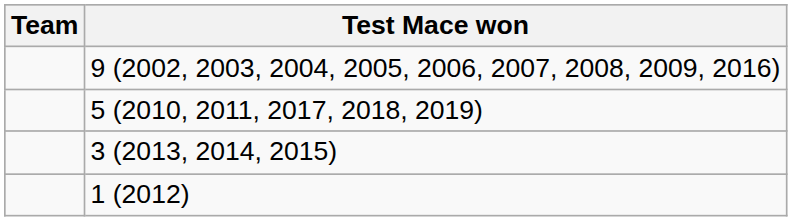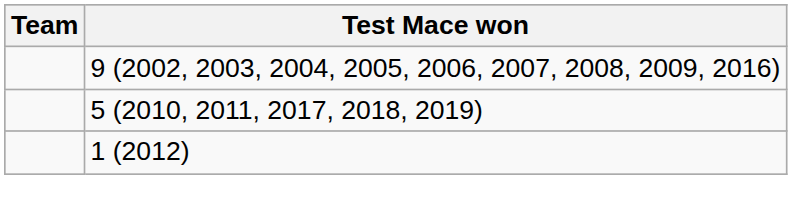- row: (214, 151)
